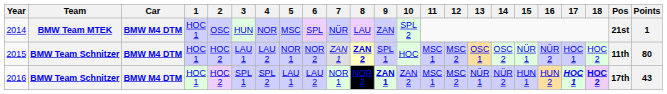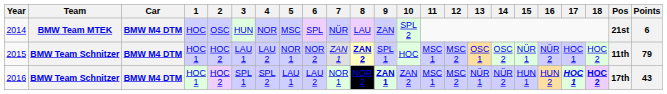(196, 30) HOC 1 -> (196, 30) HOC
(647, 30) 1 -> (647, 30) 6
(647, 53) 80 -> (647, 53) 79
